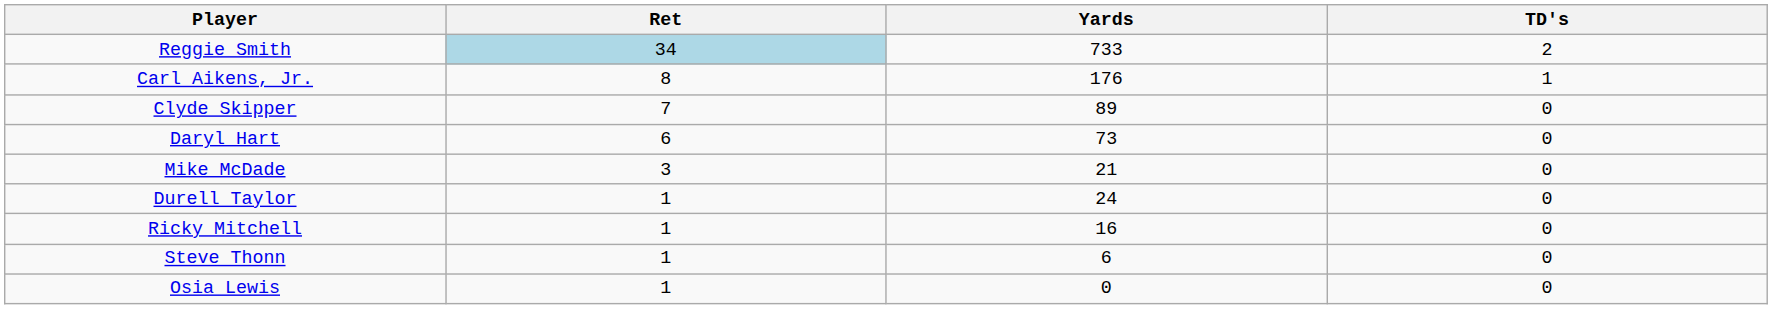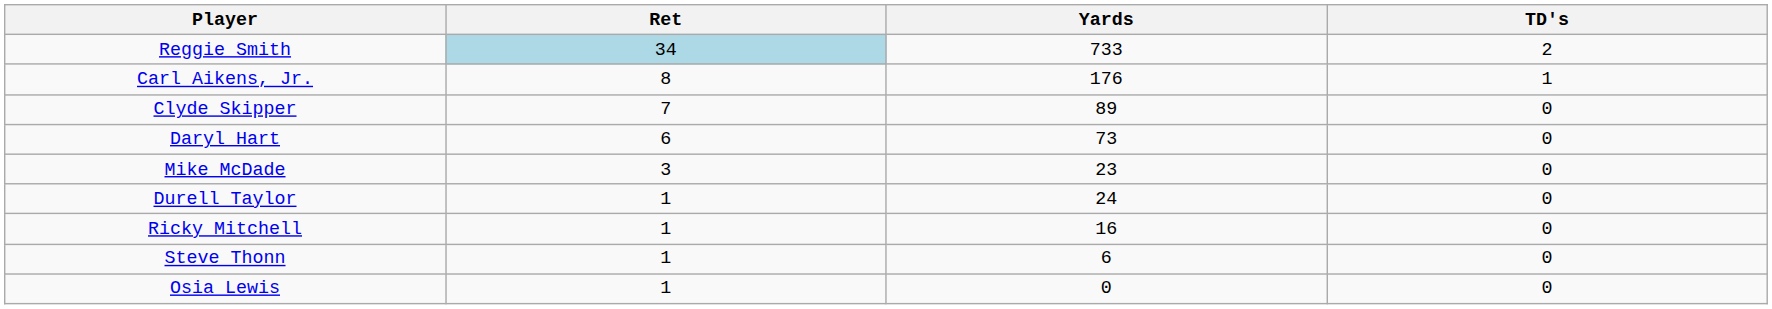(1106, 169) 21 -> (1106, 169) 23
